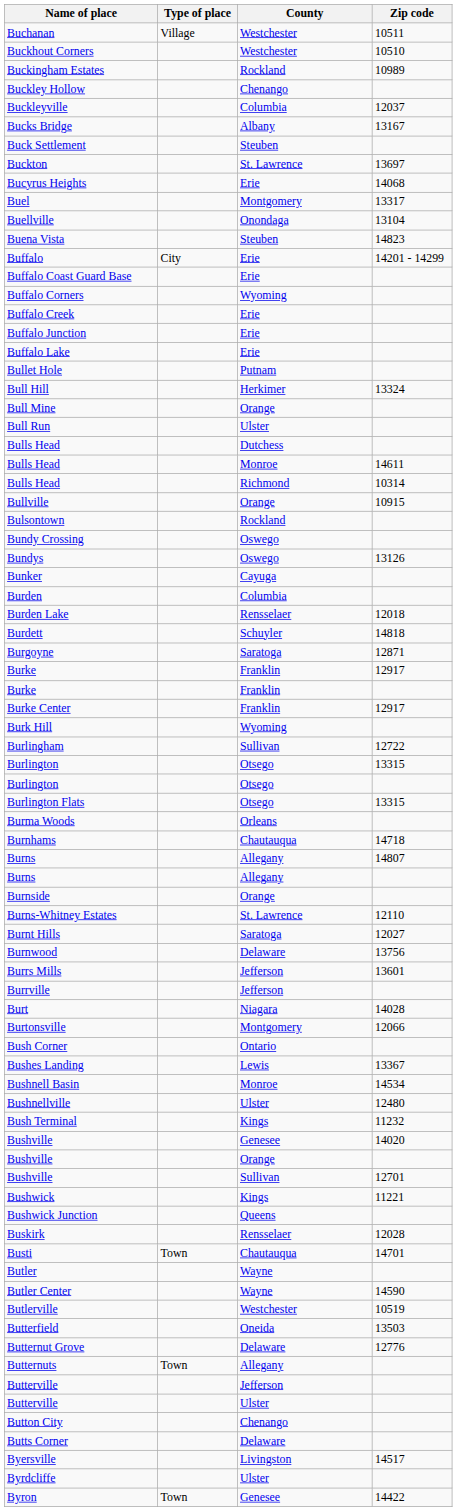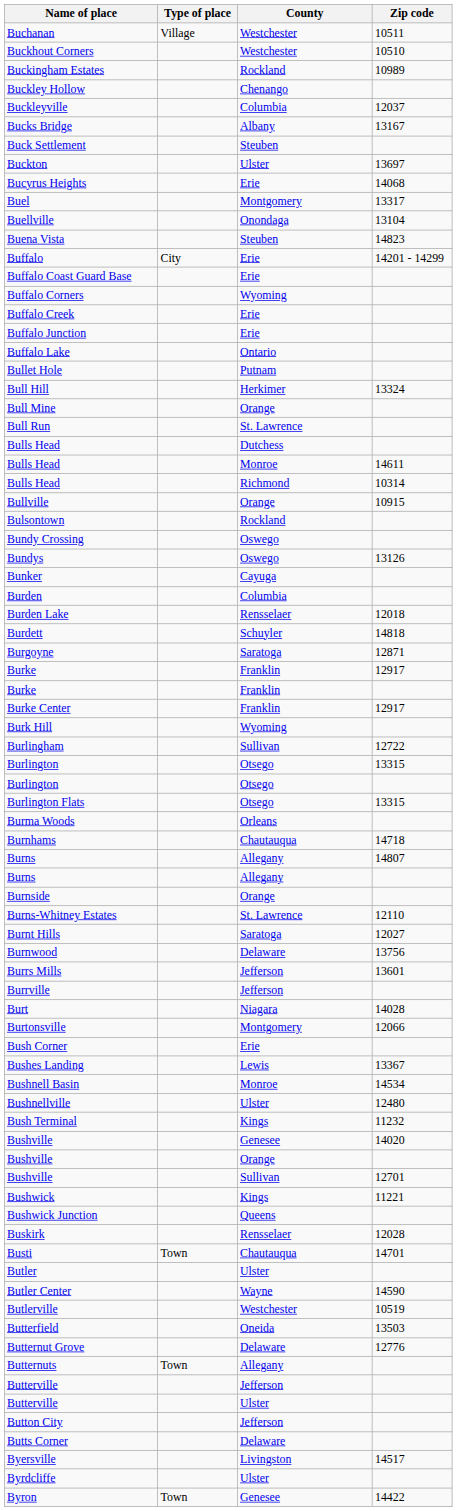(271, 164) St. Lawrence -> (254, 164) Ulster
(250, 351) Erie -> (258, 351) Ontario
(254, 426) Ulster -> (271, 426) St. Lawrence
(258, 1046) Ontario -> (250, 1046) Erie
(256, 1271) Wayne -> (254, 1271) Ulster
(264, 1422) Chenango -> (262, 1422) Jefferson
